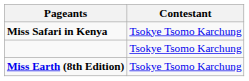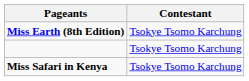rows swapped: (66, 66) <-> (57, 31)
